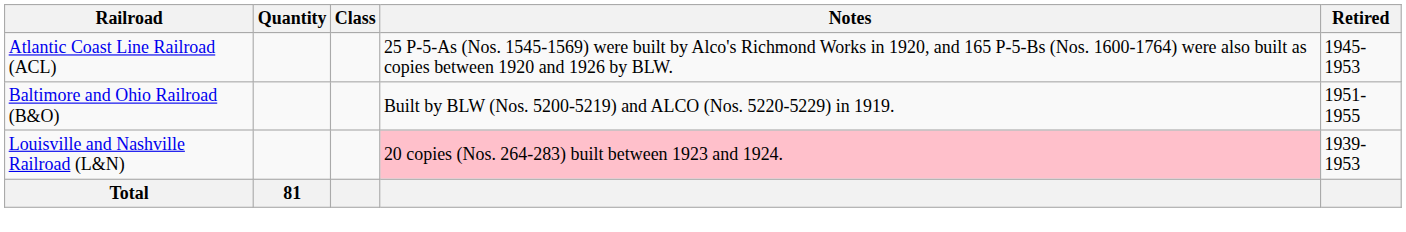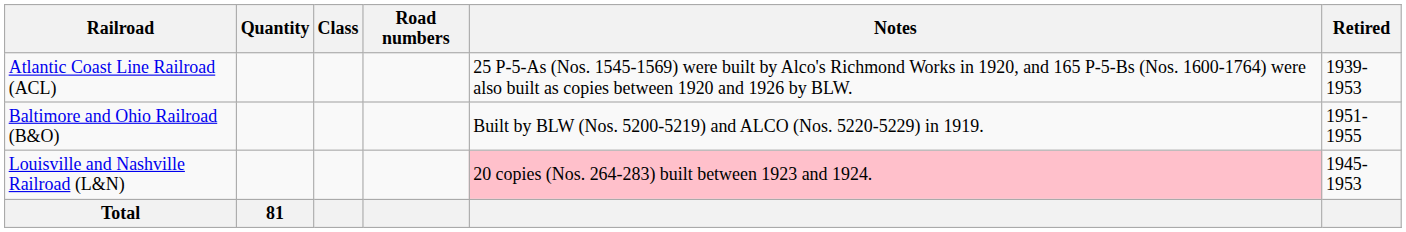+ column: (416, 28)
(1345, 57) 1945-1953 -> (1347, 77) 1939-1953
(1345, 154) 1939-1953 -> (1347, 174) 1945-1953
